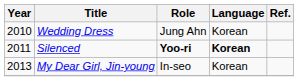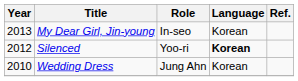rows swapped: (75, 31) <-> (96, 66)
(19, 48) 2011 -> (19, 48) 2012
(176, 48) bold -> (174, 48) normal
